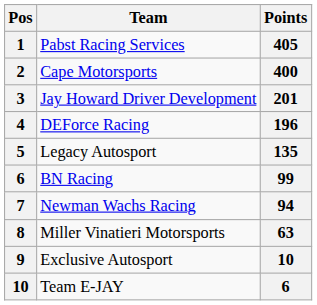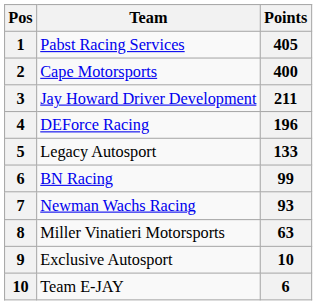(286, 98) 201 -> (286, 98) 211
(286, 152) 135 -> (286, 152) 133
(286, 205) 94 -> (286, 205) 93
